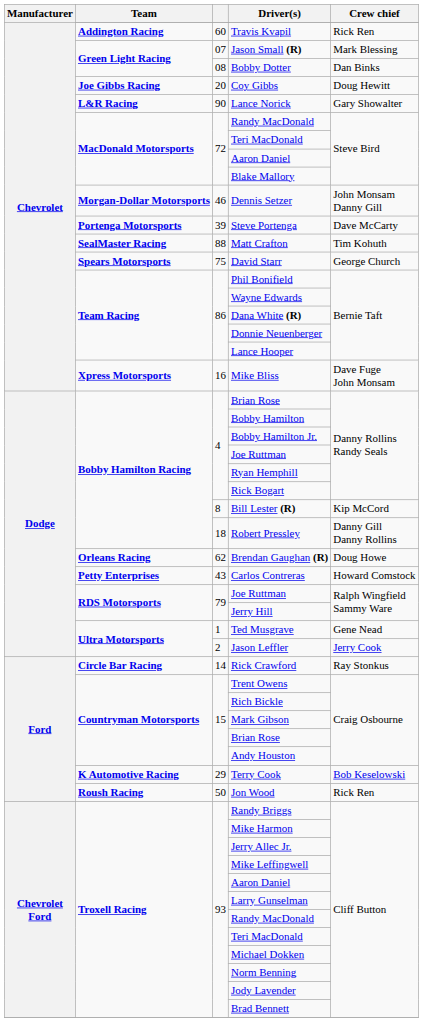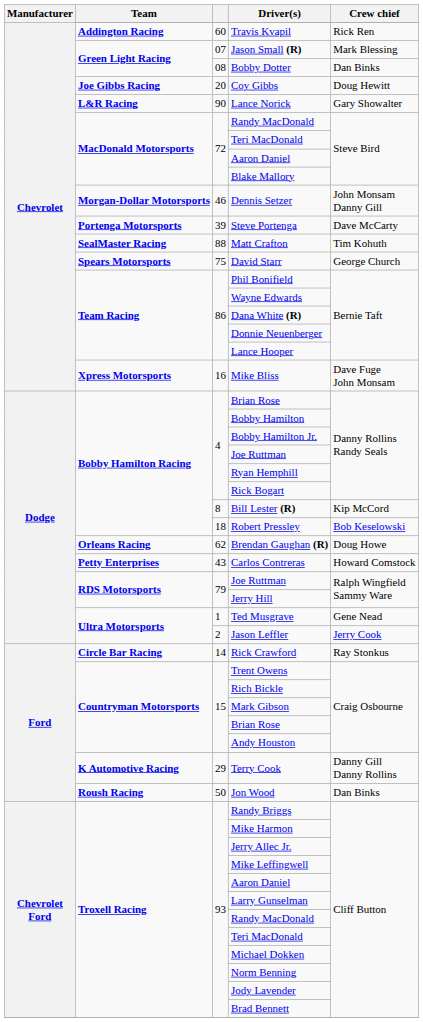(365, 533) Danny Gill Danny Rollins -> (369, 526) Bob Keselowski
(369, 774) Bob Keselowski -> (365, 767) Danny Gill Danny Rollins
(354, 792) Rick Ren -> (357, 792) Dan Binks
